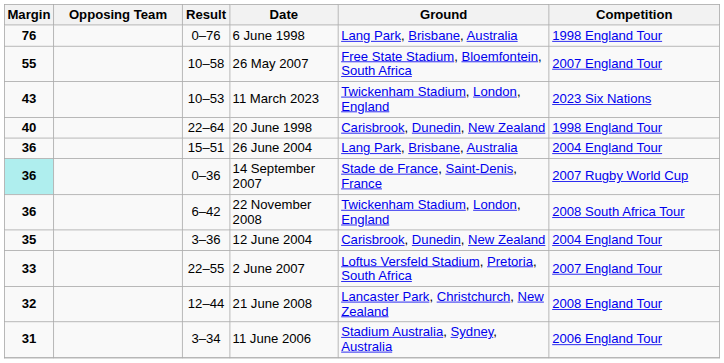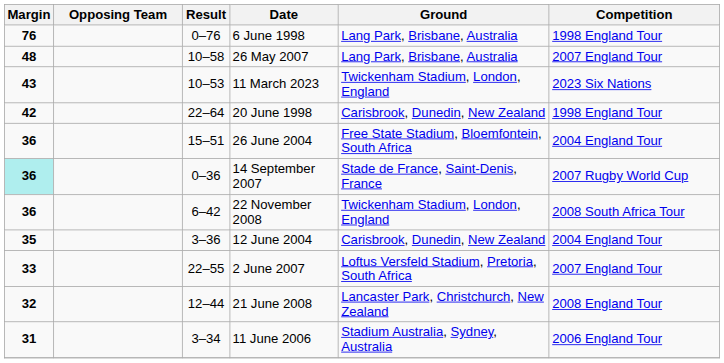(29, 63) 55 -> (29, 56) 48
(441, 63) Free State Stadium, Bloemfontein, South Africa -> (429, 56) Lang Park, Brisbane, Australia
(29, 127) 40 -> (29, 112) 42
(429, 148) Lang Park, Brisbane, Australia -> (441, 141) Free State Stadium, Bloemfontein, South Africa
